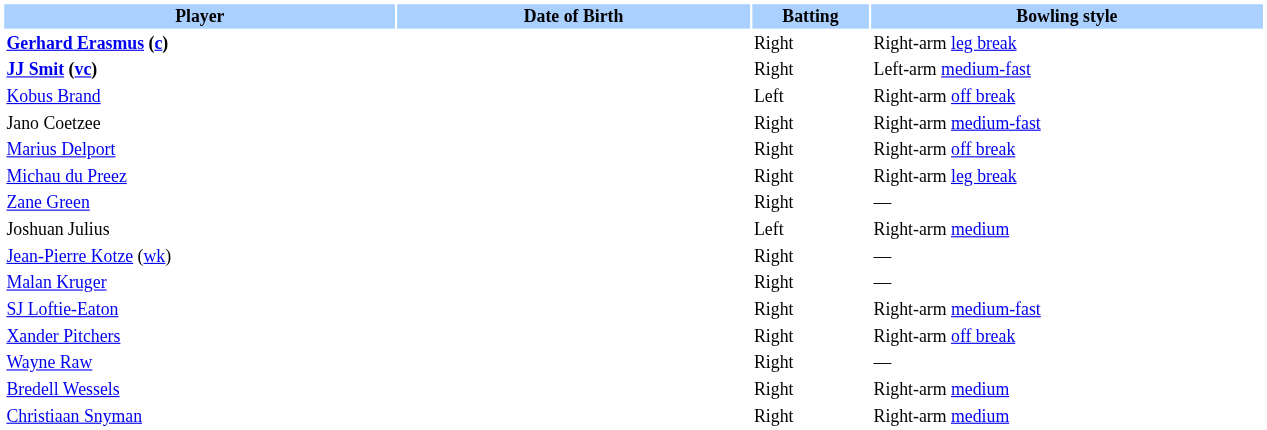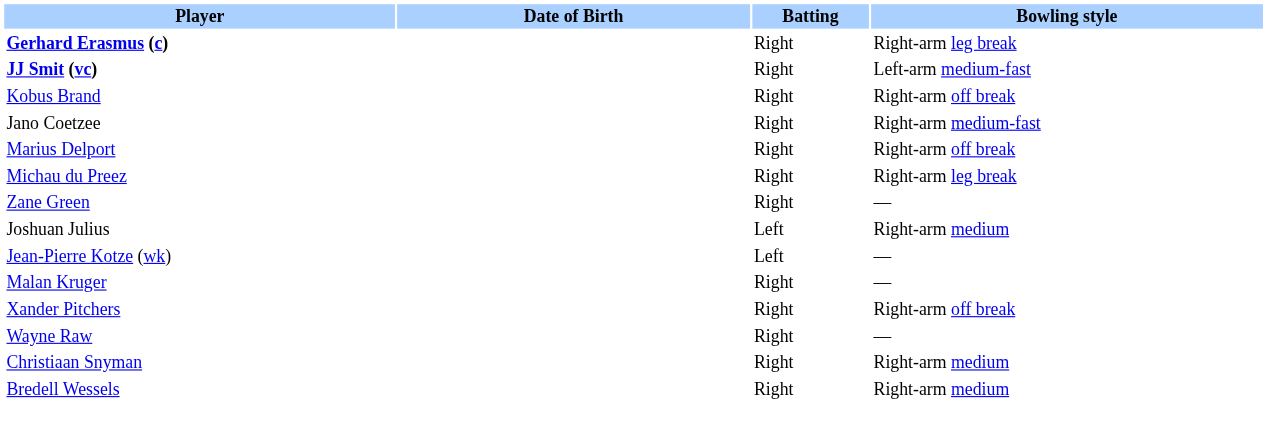(769, 96) Left -> (774, 96) Right
(774, 256) Right -> (769, 256) Left
- row: (62, 309)
rows swapped: (74, 415) <-> (63, 389)
